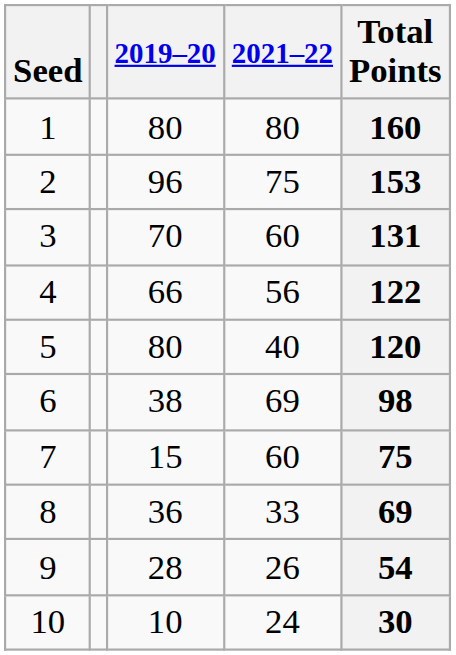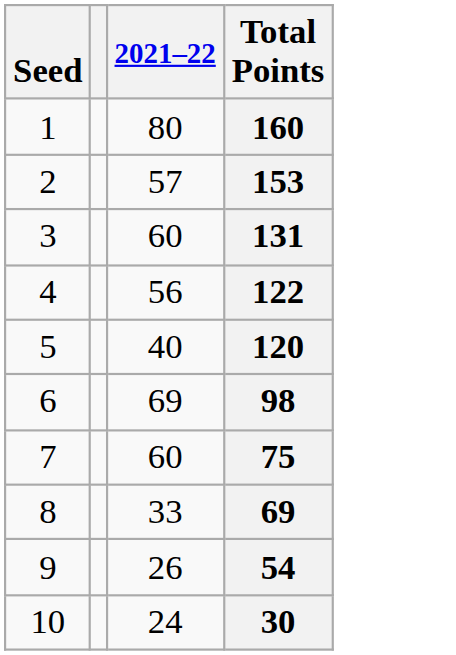- column: (165, 53)
(282, 181) 75 -> (165, 181) 57
